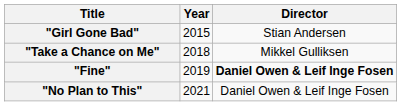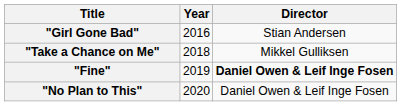(197, 33) 2015 -> (197, 33) 2016
(197, 91) 2021 -> (197, 91) 2020
